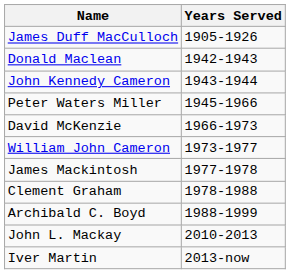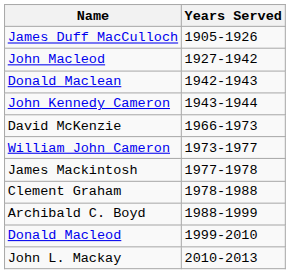+ row: (56, 60)
- row: (85, 104)
+ row: (65, 236)
- row: (52, 258)
